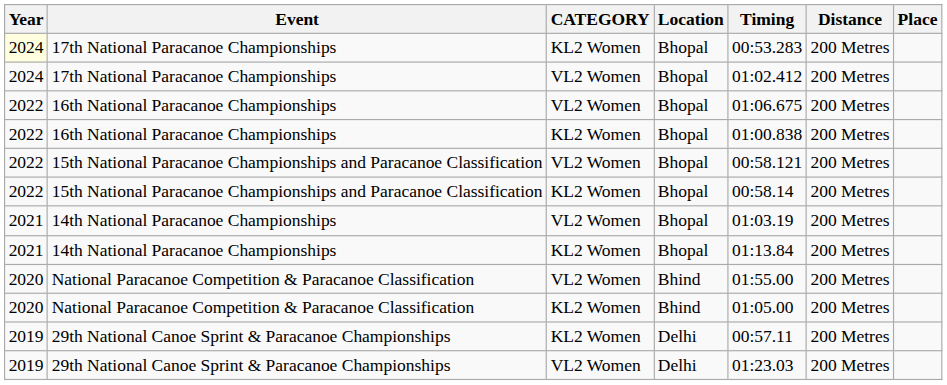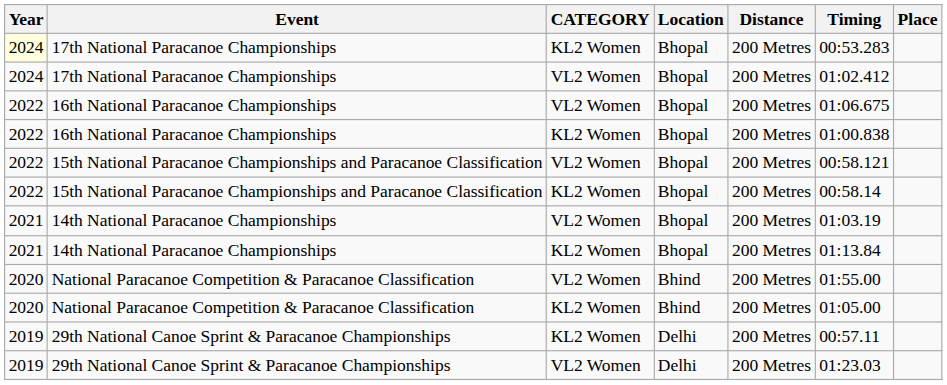columns swapped: (767, 19) <-> (850, 19)
